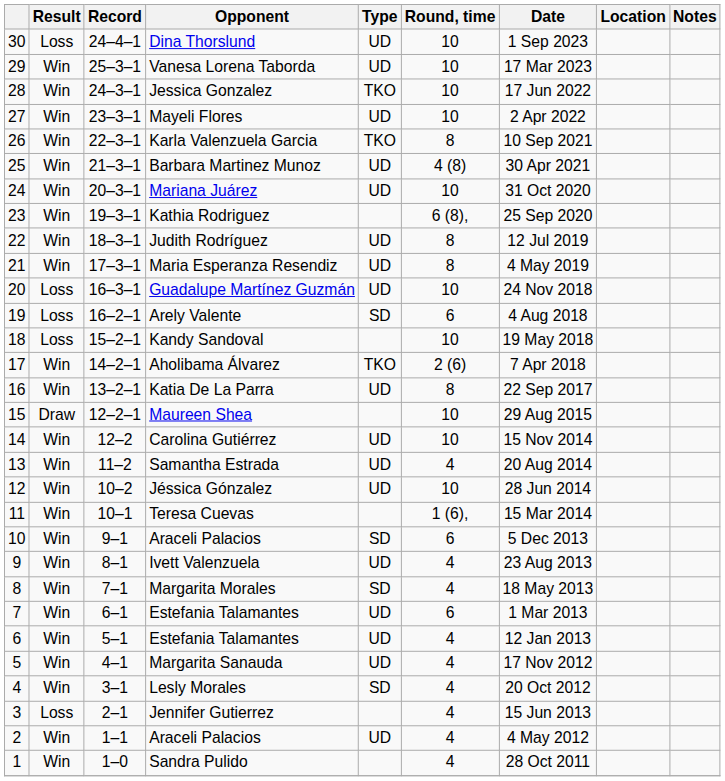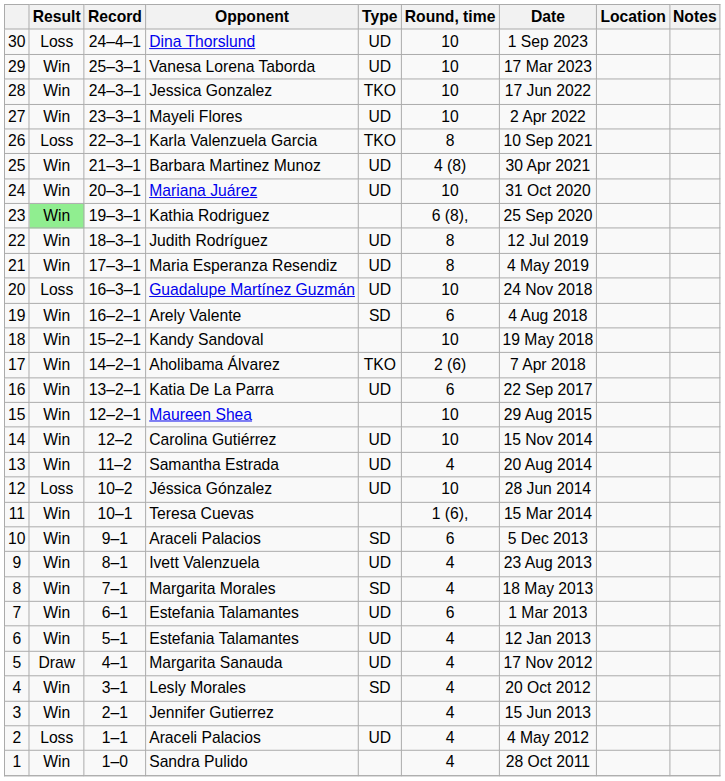(57, 141) Win -> (57, 141) Loss
(57, 215) no background -> (57, 215) lightgreen background
(57, 315) Loss -> (57, 315) Win
(57, 340) Loss -> (57, 340) Win
(450, 389) 8 -> (450, 389) 6
(57, 414) Draw -> (57, 414) Win
(57, 489) Win -> (57, 489) Loss
(57, 663) Win -> (57, 663) Draw
(57, 713) Loss -> (57, 713) Win
(57, 738) Win -> (57, 738) Loss
